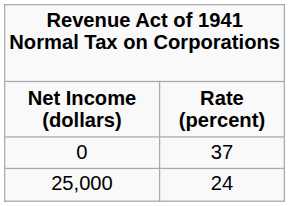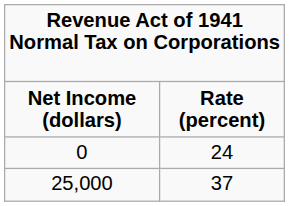(222, 152) 37 -> (222, 152) 24
(222, 184) 24 -> (222, 184) 37
